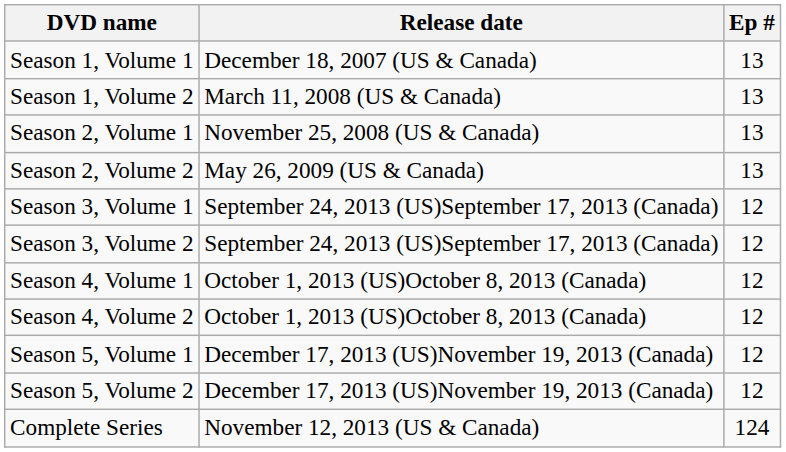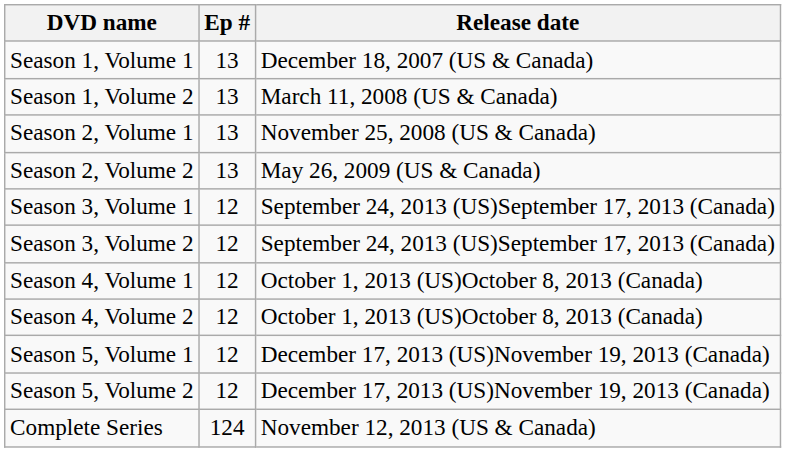columns swapped: (752, 22) <-> (461, 22)
